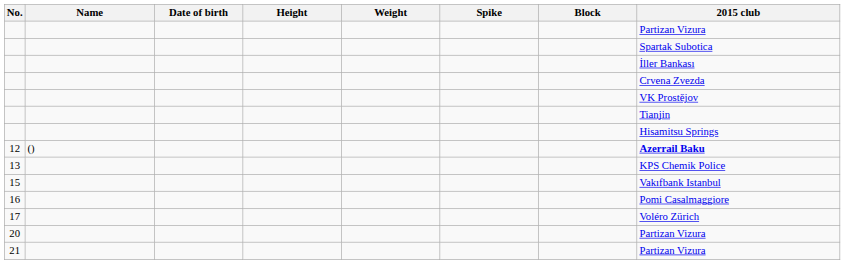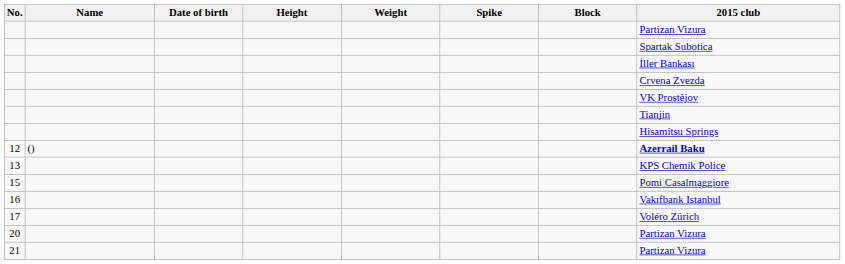(680, 183) Vakıfbank Istanbul -> (684, 183) Pomi Casalmaggiore
(684, 200) Pomi Casalmaggiore -> (680, 200) Vakıfbank Istanbul
